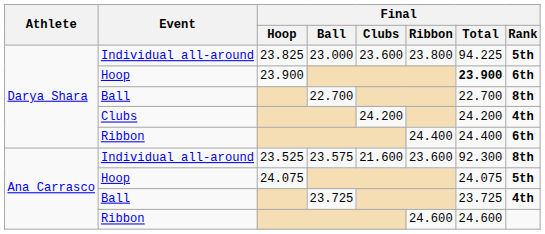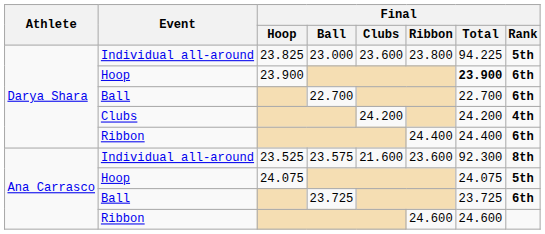(523, 96) 8th -> (523, 96) 6th
(523, 198) 4th -> (523, 198) 6th
